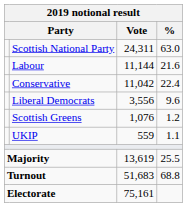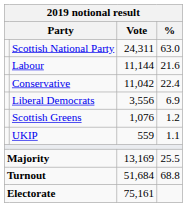(173, 100) 9.6 -> (173, 100) 6.9
(139, 158) 13,619 -> (139, 158) 13,169
(139, 175) 51,683 -> (139, 175) 51,684
